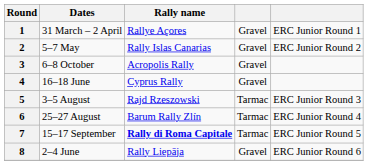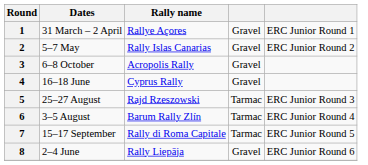(66, 99) 3–5 August -> (71, 99) 25–27 August
(71, 117) 25–27 August -> (66, 117) 3–5 August
(180, 134) bold -> (176, 134) normal
